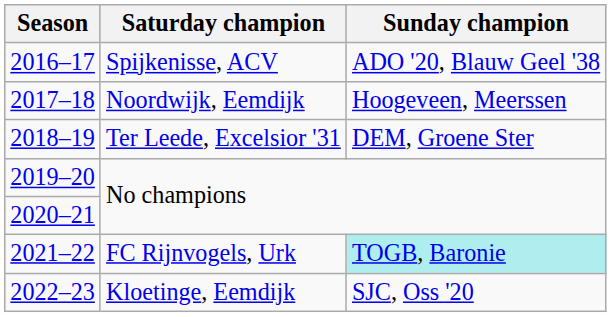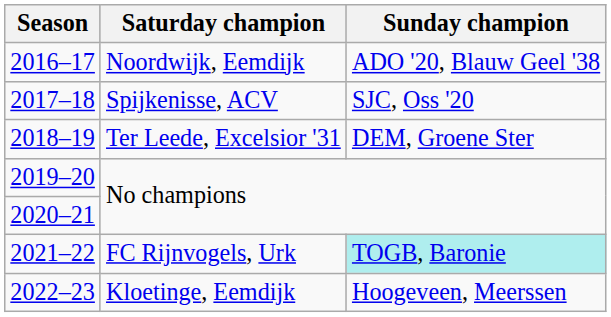(192, 61) Spijkenisse, ACV -> (205, 61) Noordwijk, Eemdijk
(205, 100) Noordwijk, Eemdijk -> (192, 100) Spijkenisse, ACV
(459, 100) Hoogeveen, Meerssen -> (413, 100) SJC, Oss '20
(413, 291) SJC, Oss '20 -> (459, 291) Hoogeveen, Meerssen
